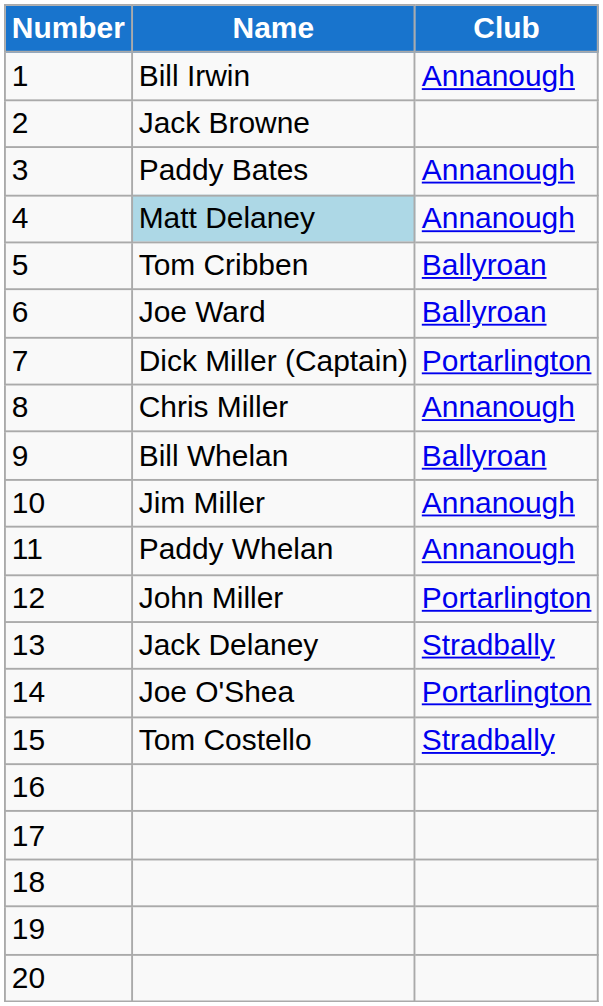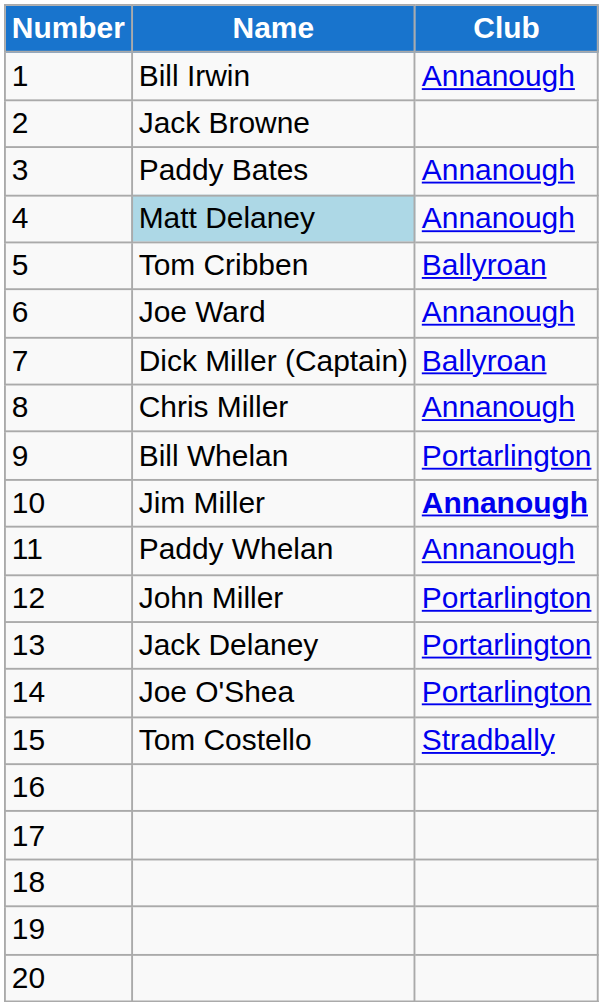(484, 312) Ballyroan -> (498, 312) Annanough
(507, 360) Portarlington -> (484, 360) Ballyroan
(484, 455) Ballyroan -> (507, 455) Portarlington
(498, 502) normal -> (505, 502) bold
(488, 645) Stradbally -> (507, 645) Portarlington
